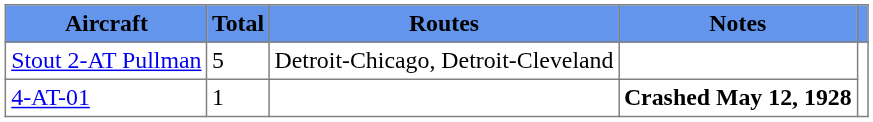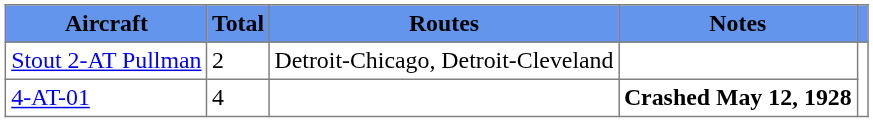(218, 60) 5 -> (218, 60) 2
(218, 97) 1 -> (218, 97) 4
